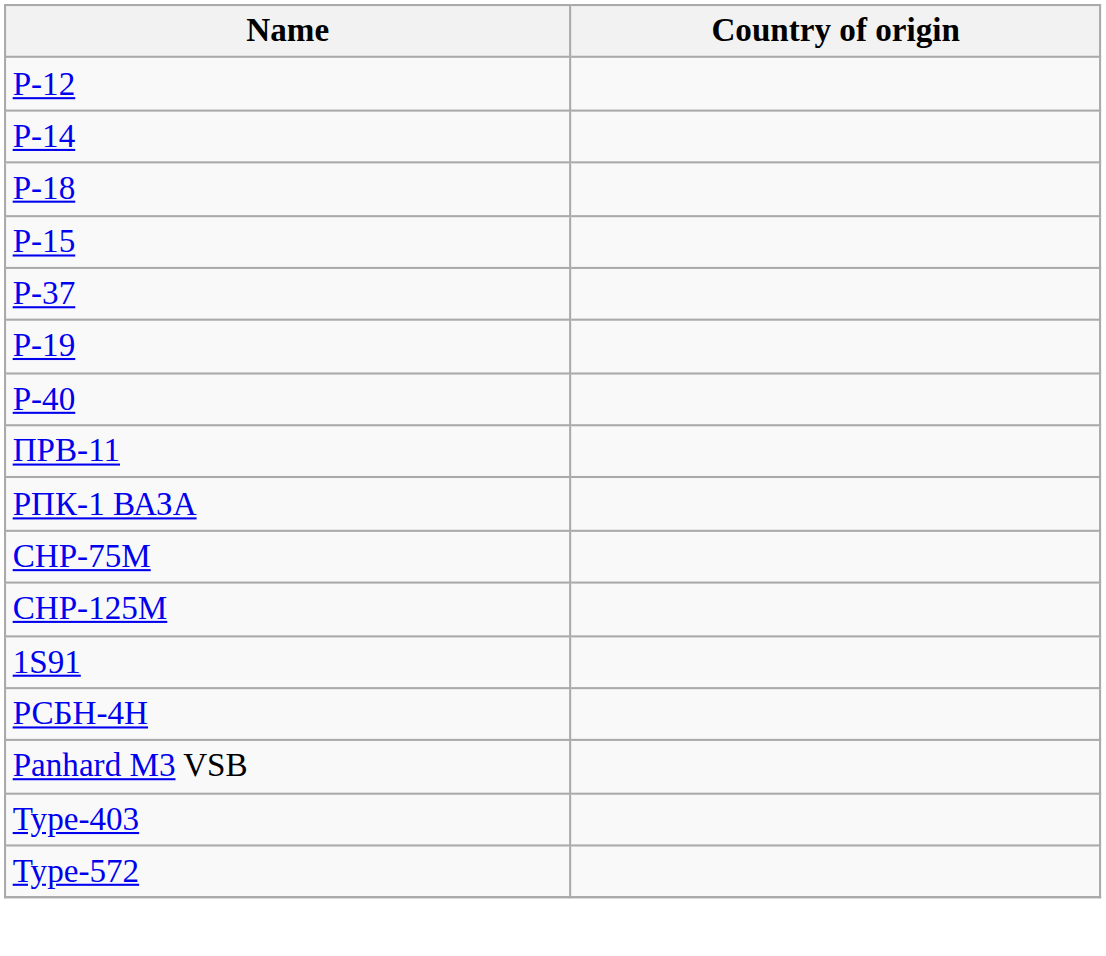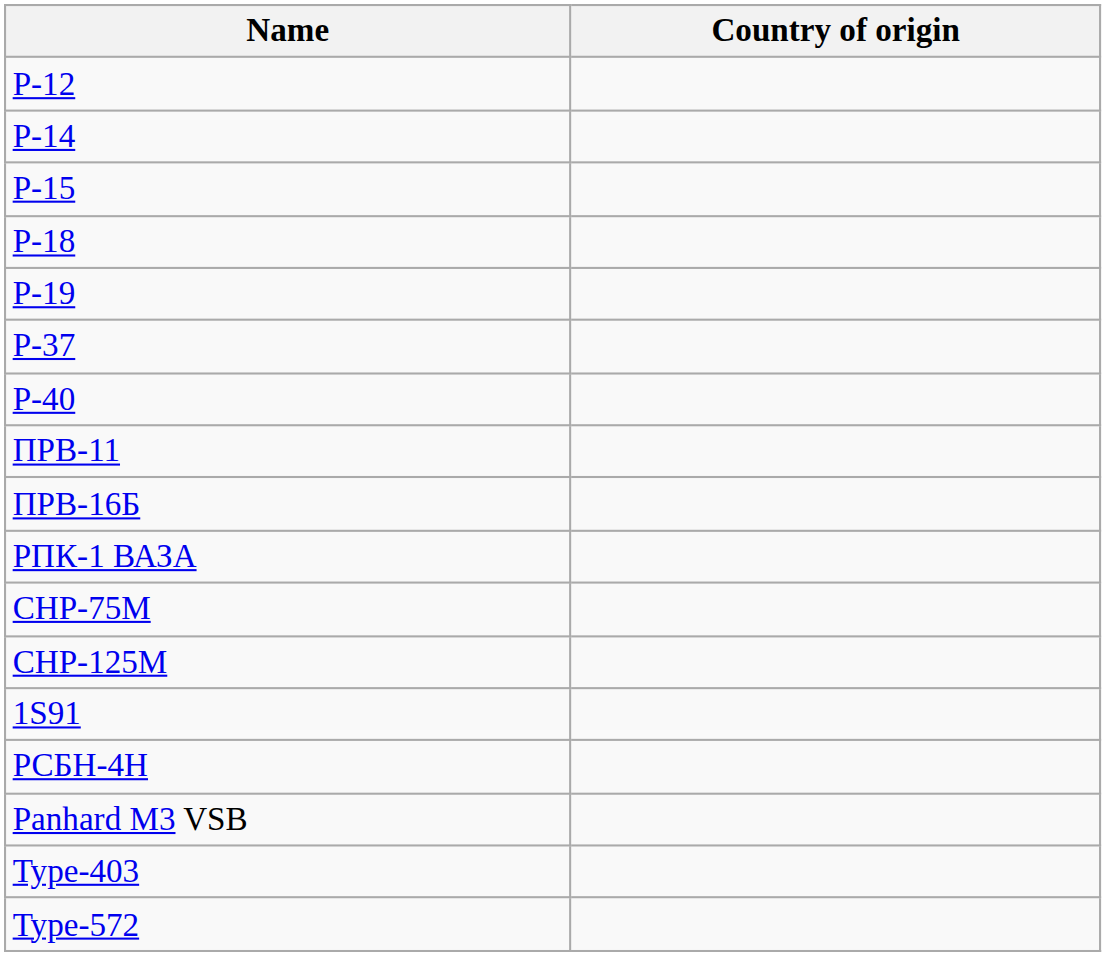rows swapped: (44, 240) <-> (44, 188)
rows swapped: (44, 345) <-> (44, 293)
+ row: (76, 503)
